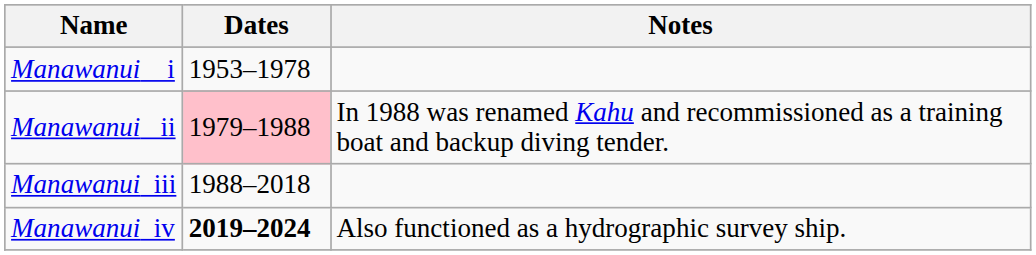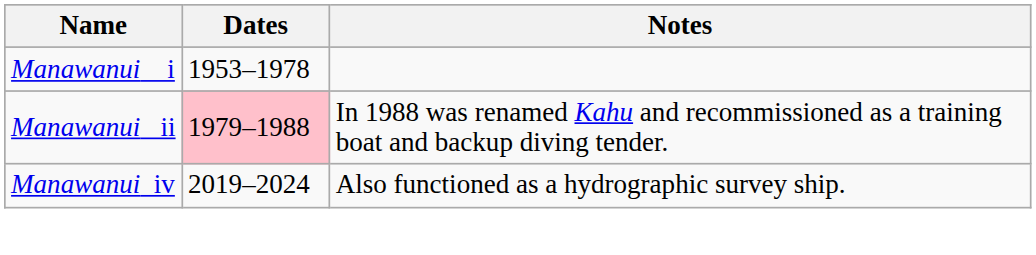- row: (94, 185)
(250, 227) bold -> (249, 185) normal
